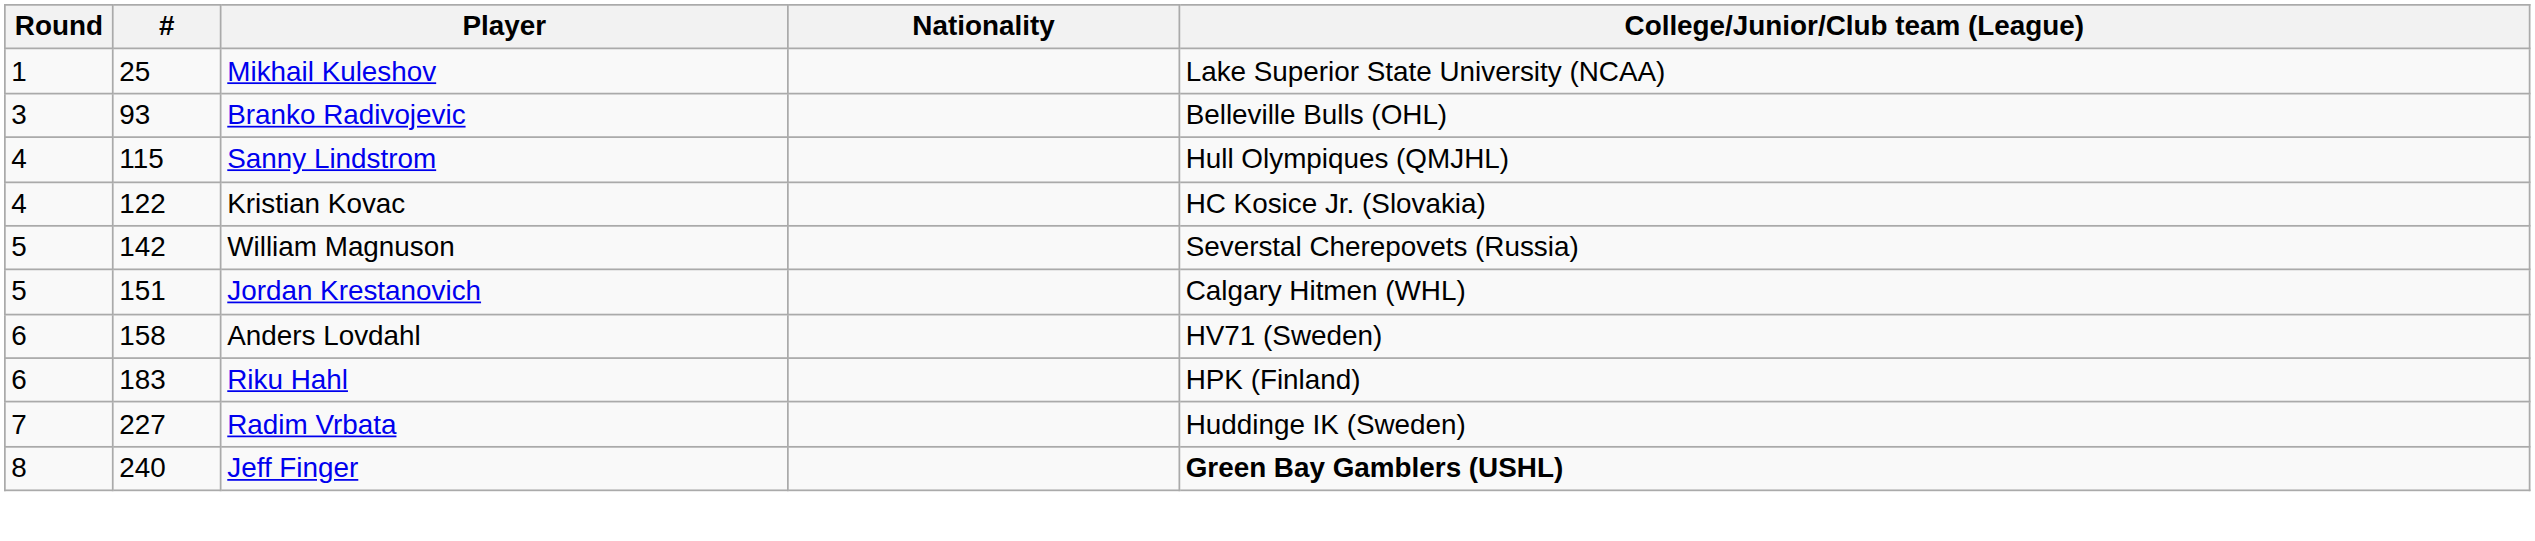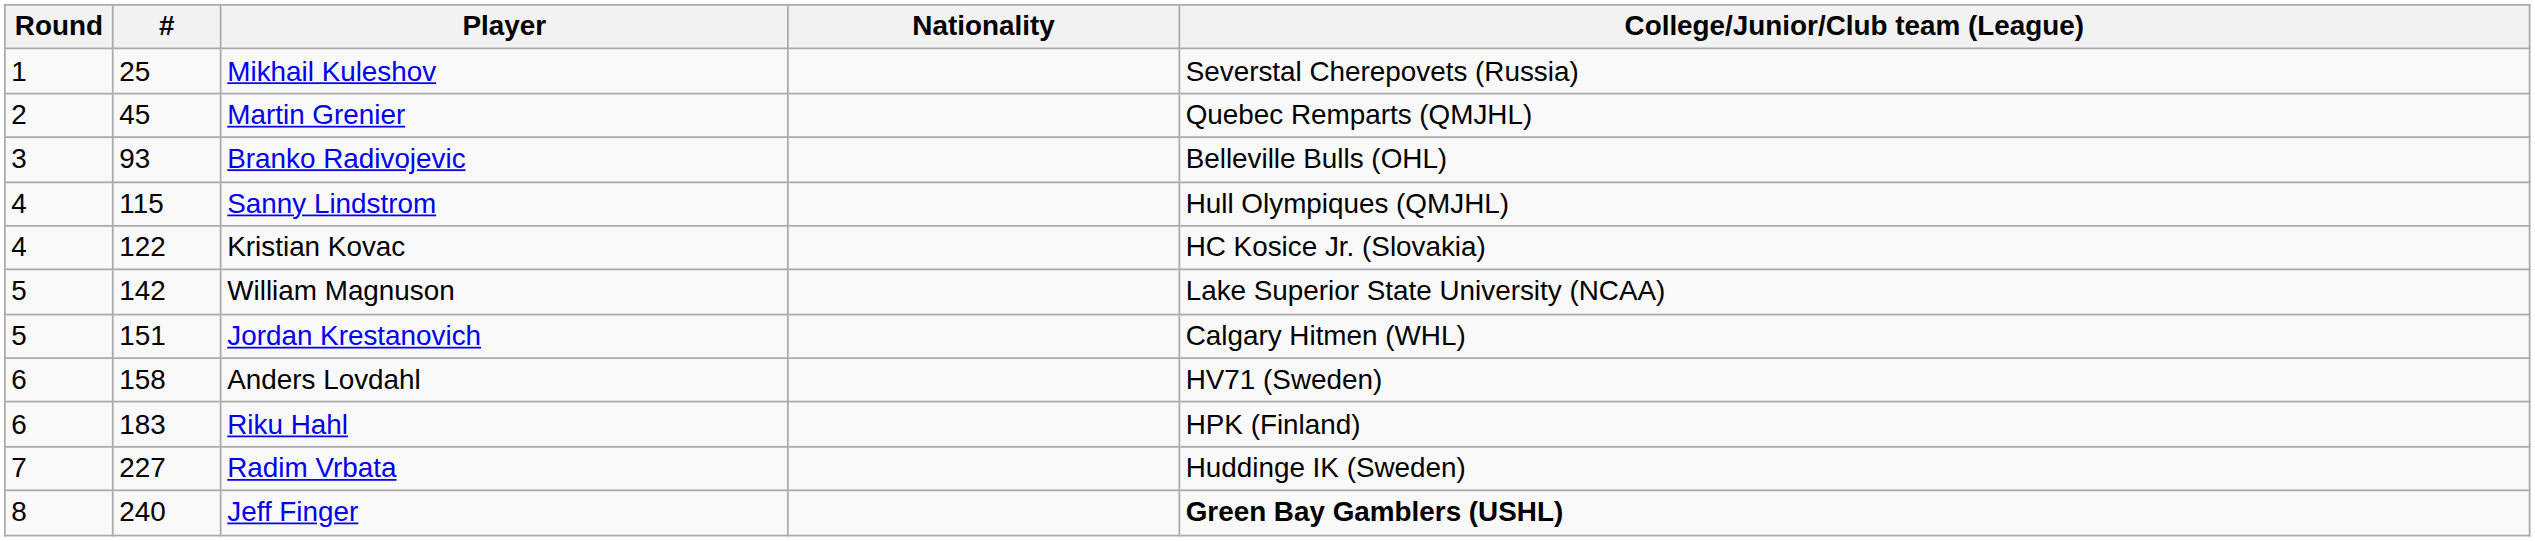(1425, 70) Lake Superior State University (NCAA) -> (1382, 70) Severstal Cherepovets (Russia)
+ row: (316, 114)
(1382, 247) Severstal Cherepovets (Russia) -> (1425, 291) Lake Superior State University (NCAA)
